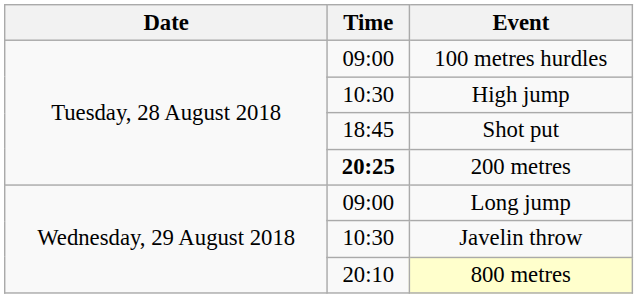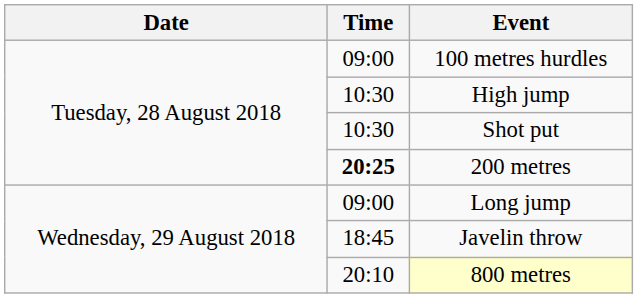(368, 130) 18:45 -> (368, 130) 10:30
(368, 238) 10:30 -> (368, 238) 18:45
